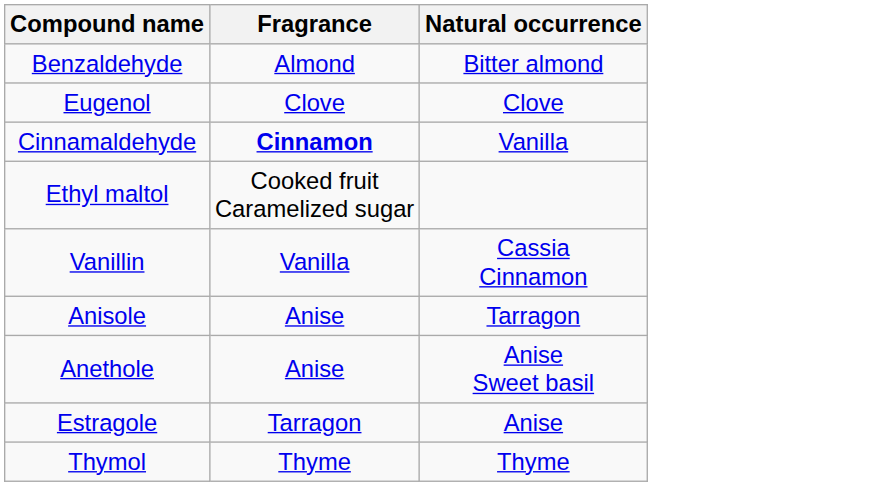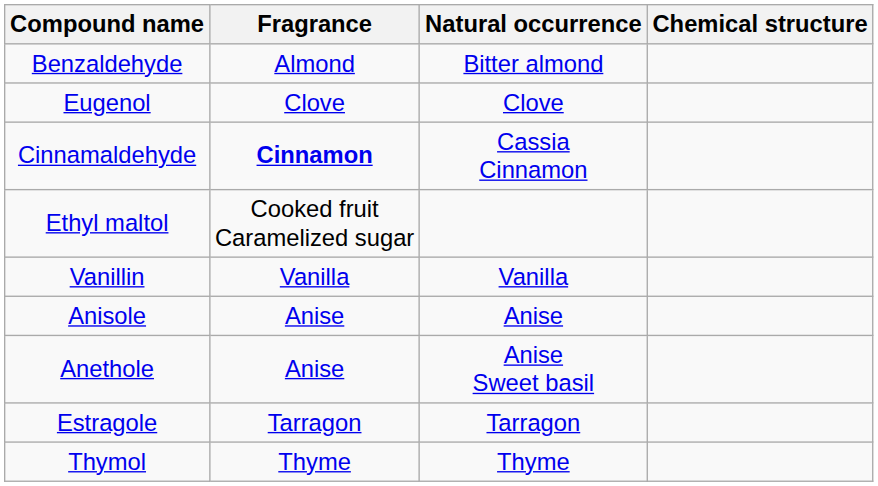+ column: (760, 23)
(533, 141) Vanilla -> (533, 155) Cassia Cinnamon
(533, 262) Cassia Cinnamon -> (533, 276) Vanilla
(533, 315) Tarragon -> (533, 315) Anise
(533, 422) Anise -> (533, 422) Tarragon
